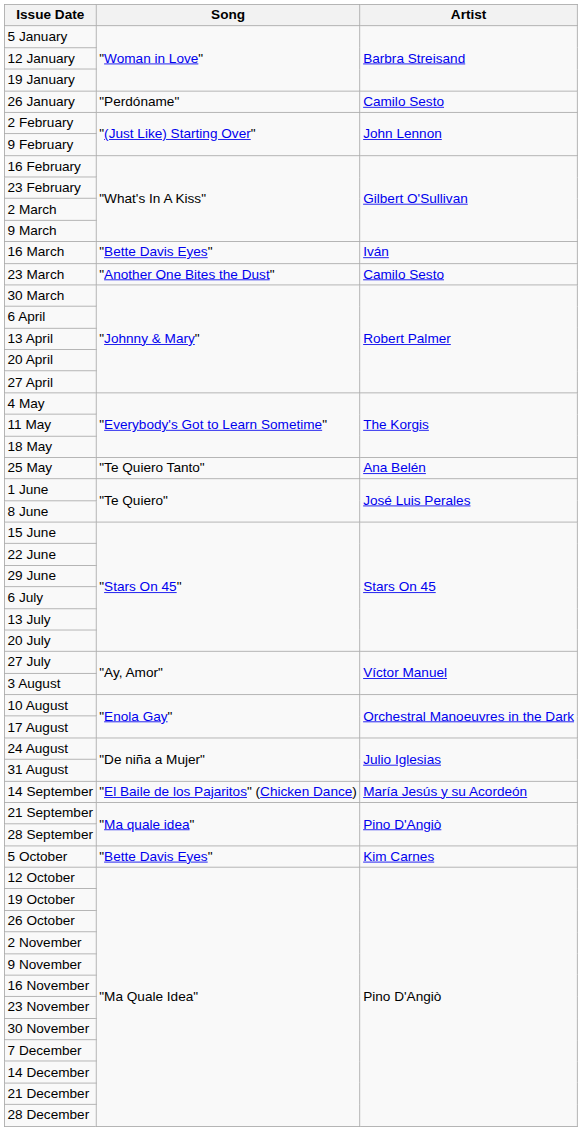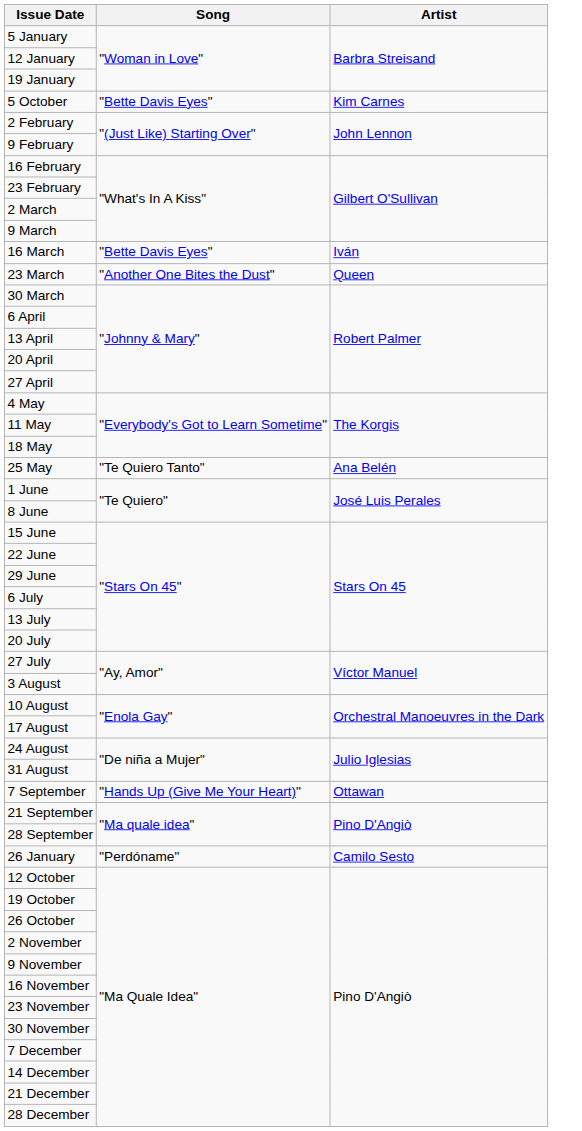rows swapped: (41, 101) <-> (37, 856)
(404, 274) Camilo Sesto -> (354, 274) Queen
+ row: (46, 791)
- row: (50, 791)
